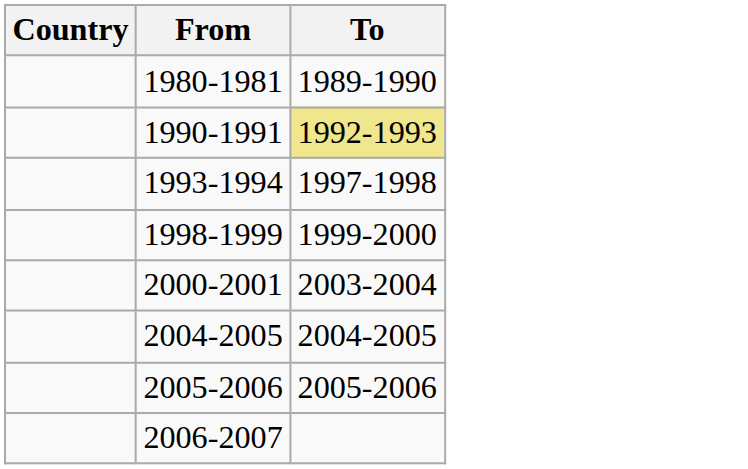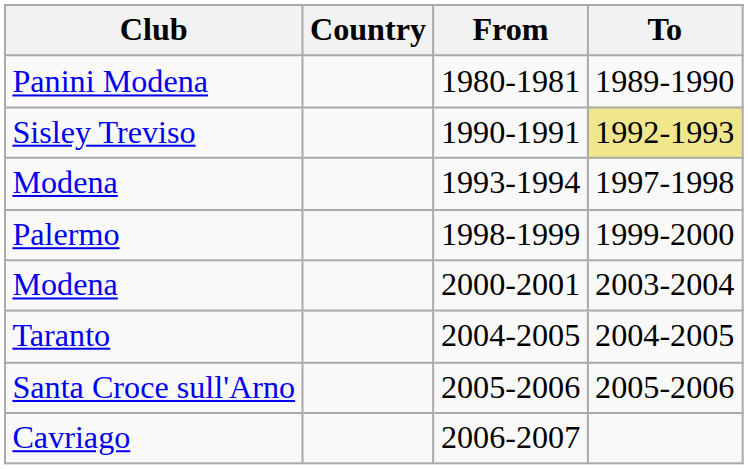+ column: (154, 30)
